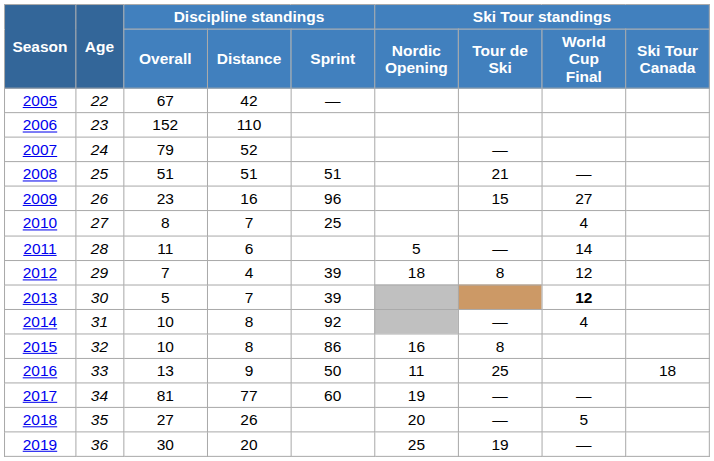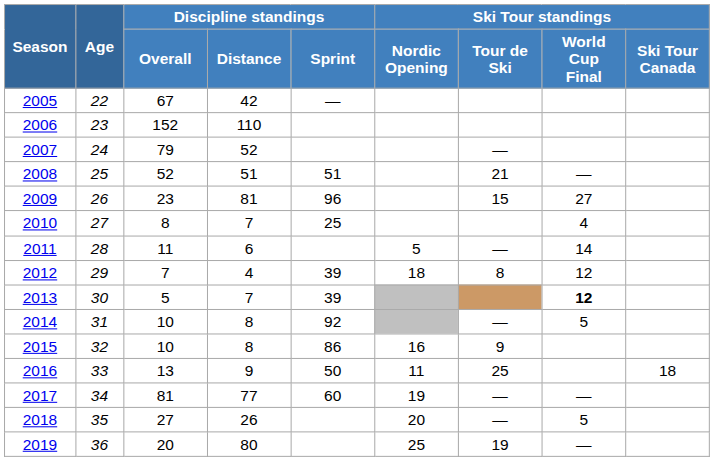(165, 174) 51 -> (165, 174) 52
(249, 199) 16 -> (249, 199) 81
(584, 322) 4 -> (584, 322) 5
(500, 346) 8 -> (500, 346) 9
(165, 444) 30 -> (165, 444) 20
(249, 444) 20 -> (249, 444) 80
